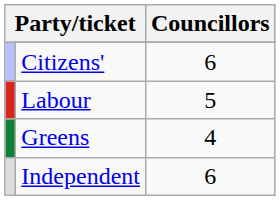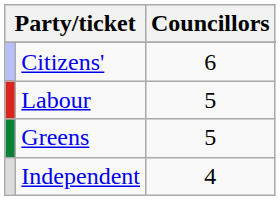(210, 137) 4 -> (210, 137) 5
(210, 175) 6 -> (210, 175) 4
